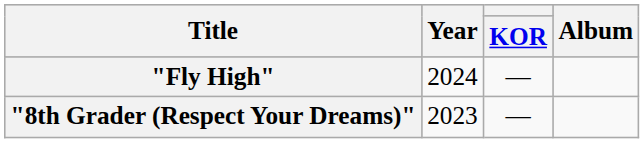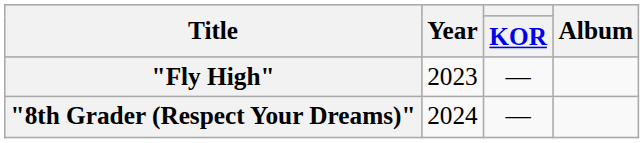(452, 76) 2024 -> (452, 76) 2023
(452, 116) 2023 -> (452, 116) 2024
